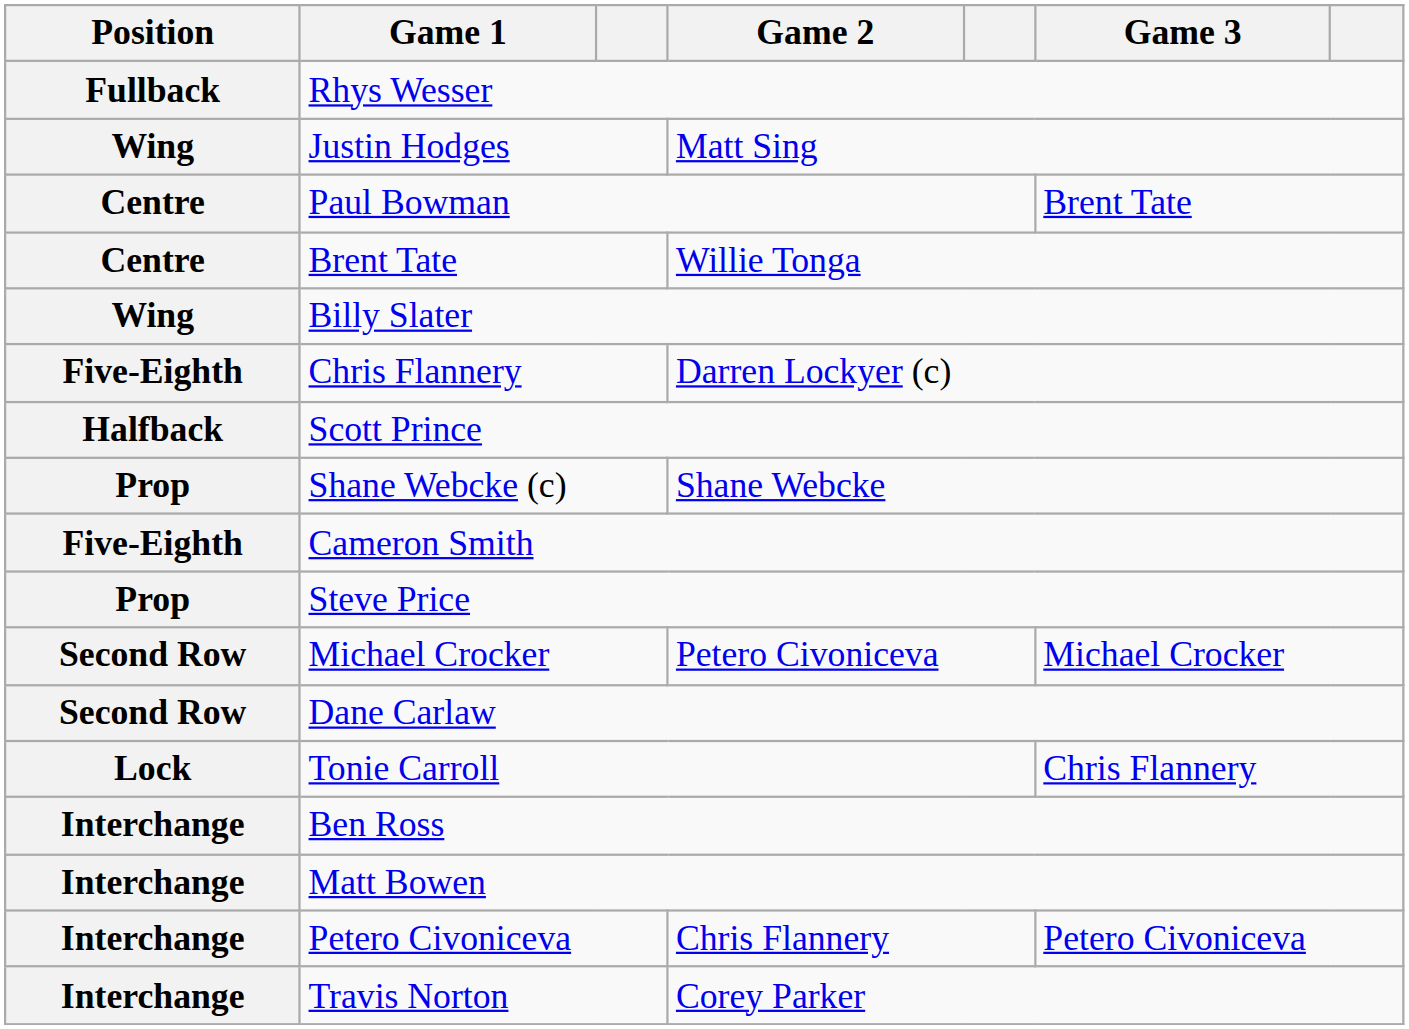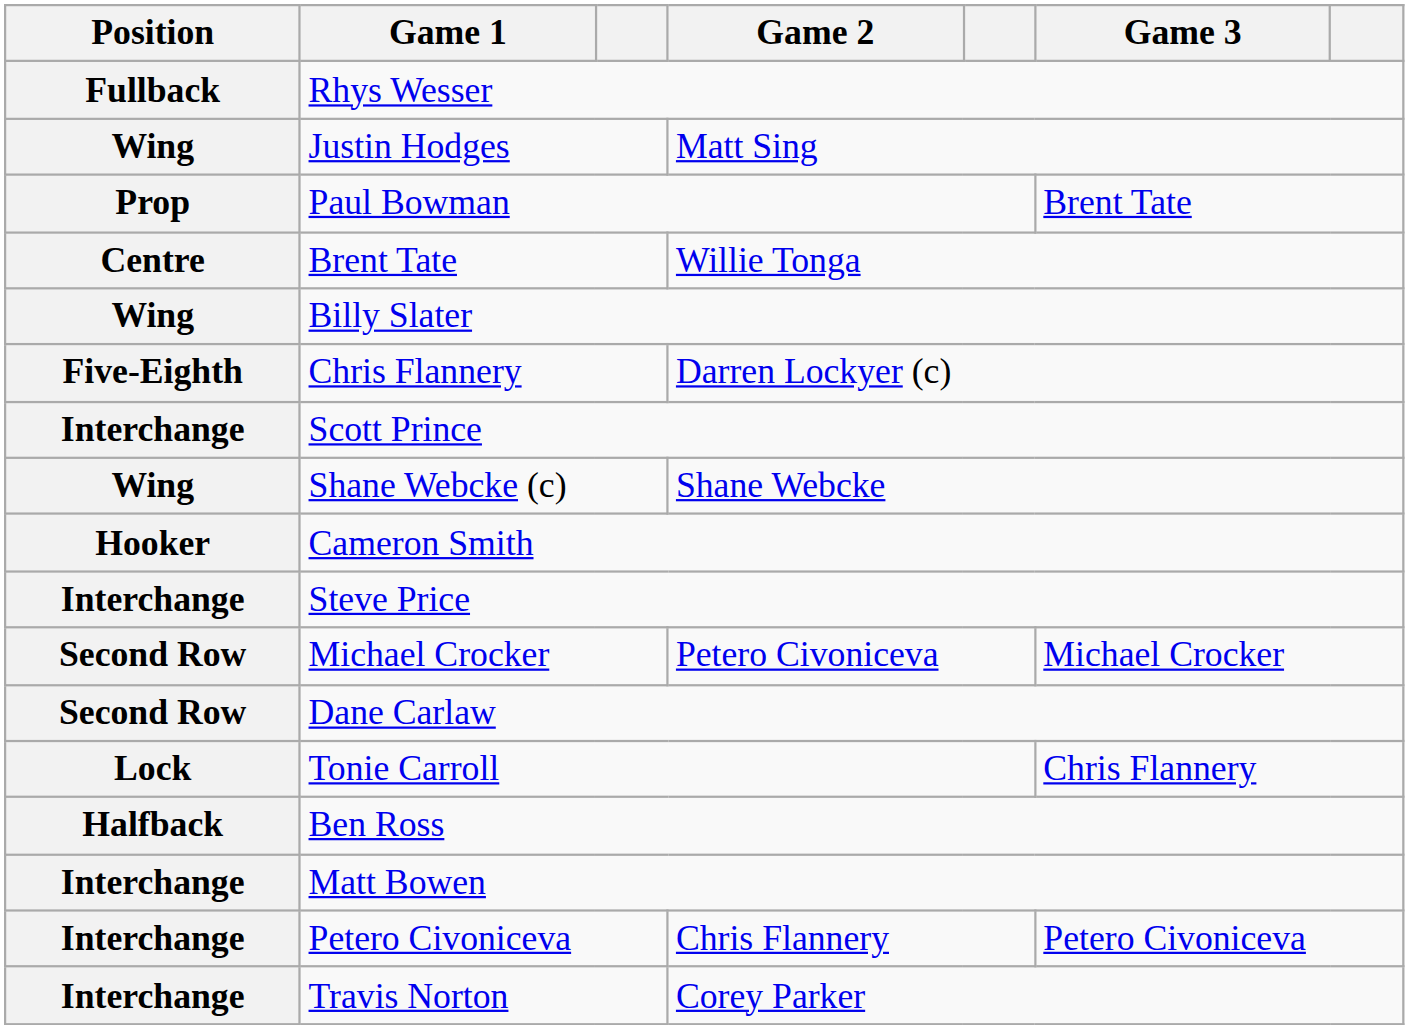(153, 202) Centre -> (153, 202) Prop
(153, 428) Halfback -> (153, 428) Interchange
(153, 485) Prop -> (153, 485) Wing
(153, 542) Five-Eighth -> (153, 542) Hooker
(153, 598) Prop -> (153, 598) Interchange
(153, 825) Interchange -> (153, 825) Halfback
